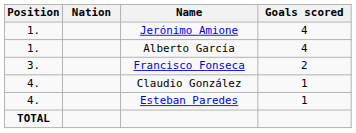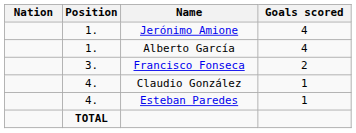columns swapped: (33, 14) <-> (91, 14)
